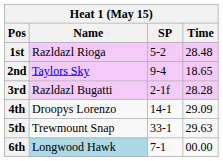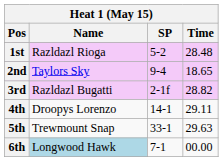(199, 90) 28.28 -> (199, 90) 28.82
(199, 109) 29.09 -> (199, 109) 29.11
